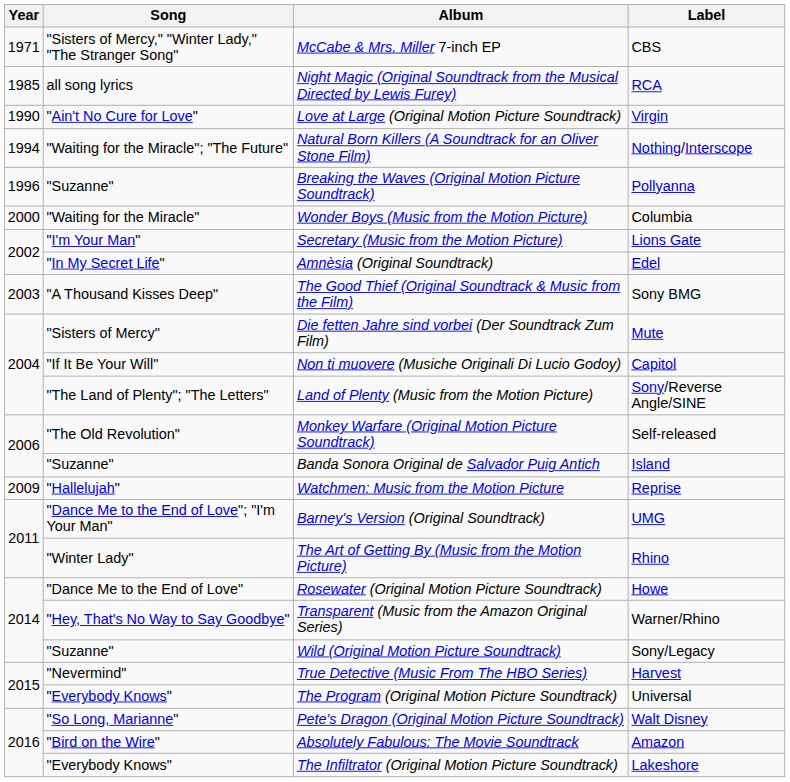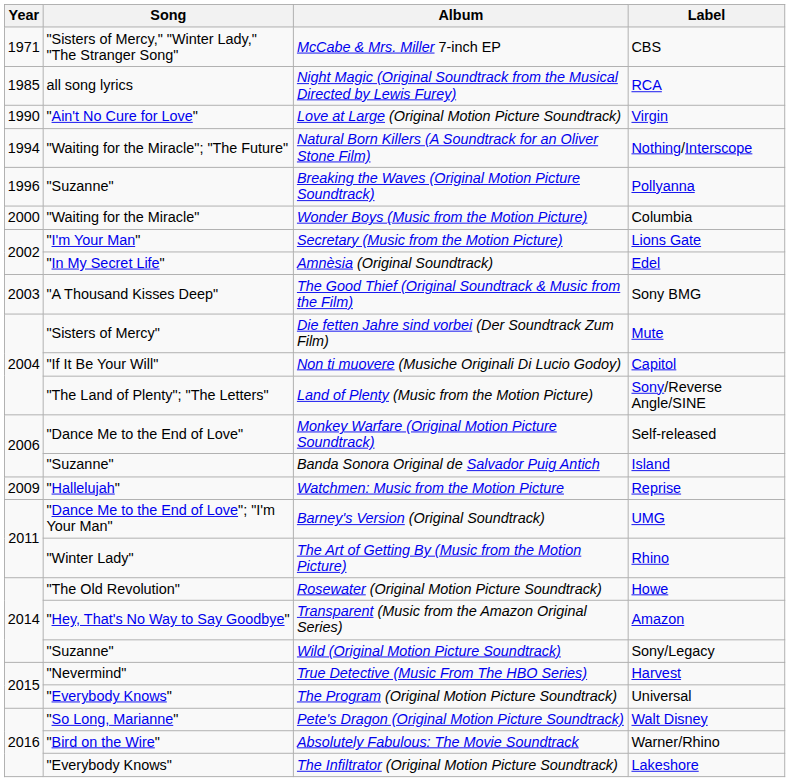(113, 434) "The Old Revolution" -> (145, 434) "Dance Me to the End of Love"
(145, 588) "Dance Me to the End of Love" -> (113, 588) "The Old Revolution"
(676, 619) Warner/Rhino -> (658, 619) Amazon
(658, 742) Amazon -> (676, 742) Warner/Rhino
